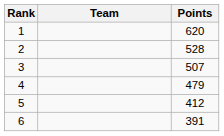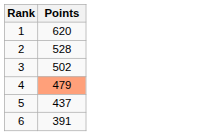- column: (105, 13)
(195, 67) 507 -> (62, 67) 502
(195, 85) no background -> (62, 85) lightsalmon background
(195, 103) 412 -> (62, 103) 437
